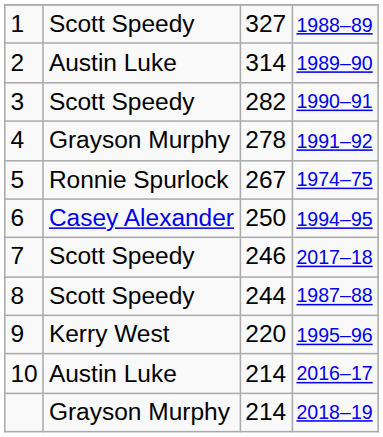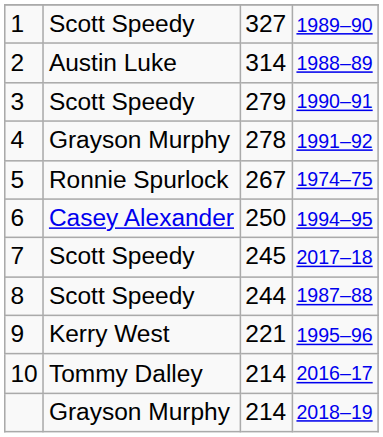(335, 24) 1988–89 -> (335, 24) 1989–90
(335, 63) 1989–90 -> (335, 63) 1988–89
(266, 101) 282 -> (266, 101) 279
(266, 256) 246 -> (266, 256) 245
(266, 334) 220 -> (266, 334) 221
(113, 373) Austin Luke -> (126, 373) Tommy Dalley
